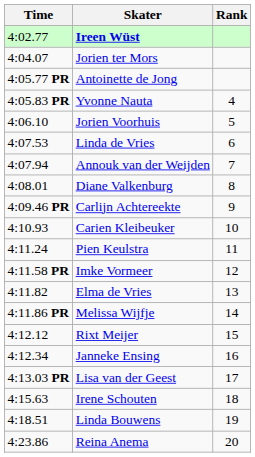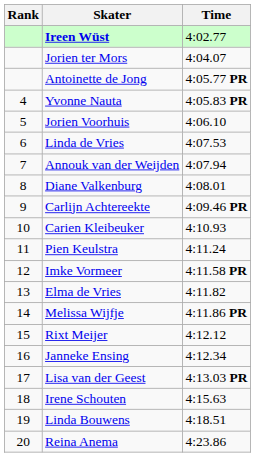columns swapped: (232, 15) <-> (38, 15)
